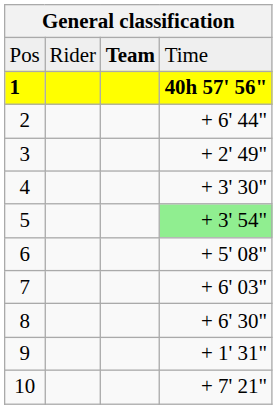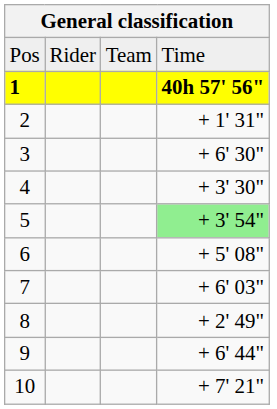(130, 54) bold -> (129, 54) normal
(234, 120) + 6' 44" -> (231, 120) + 1' 31"
(234, 154) + 2' 49" -> (231, 154) + 6' 30"
(234, 320) + 6' 30" -> (231, 320) + 2' 49"
(234, 353) + 1' 31" -> (231, 353) + 6' 44"
